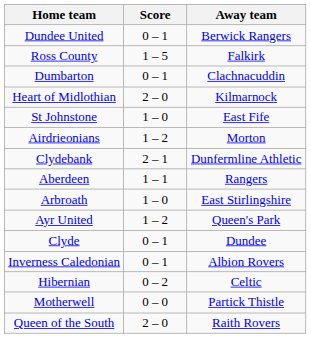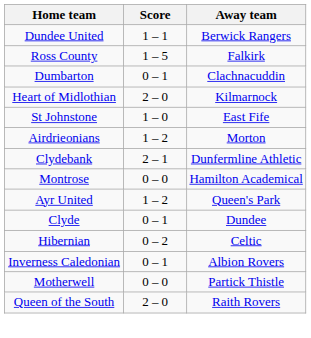(155, 35) 0 – 1 -> (155, 35) 1 – 1
+ row: (64, 179)
- row: (64, 179)
- row: (64, 199)
rows swapped: (64, 281) <-> (64, 261)
